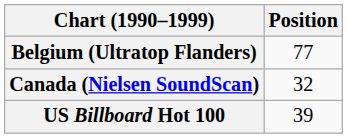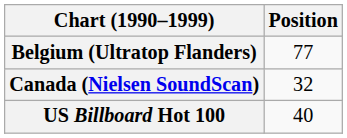(303, 116) 39 -> (303, 116) 40
